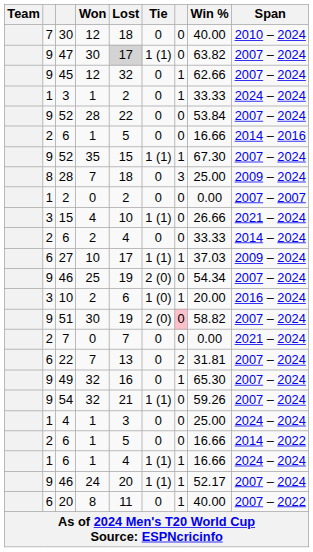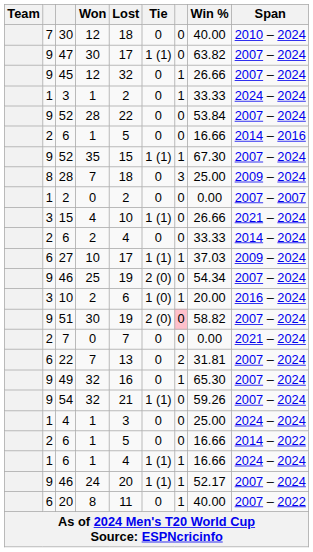(126, 55) lightgrey background -> (126, 55) no background
(210, 75) 62.66 -> (210, 75) 26.66
